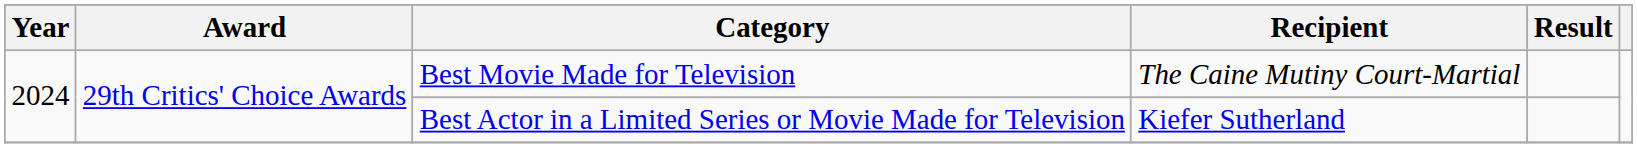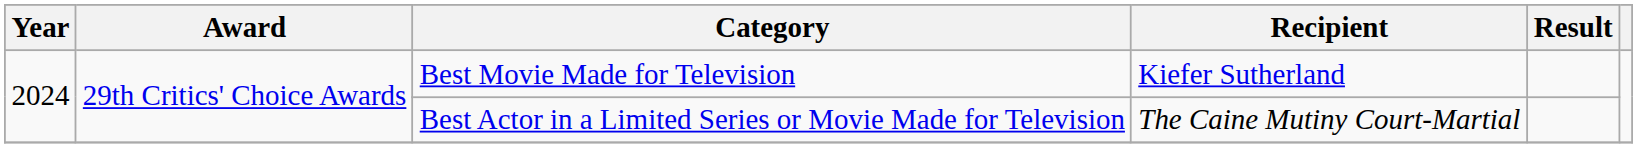(1329, 73) The Caine Mutiny Court-Martial -> (1242, 73) Kiefer Sutherland
(1242, 119) Kiefer Sutherland -> (1329, 119) The Caine Mutiny Court-Martial
